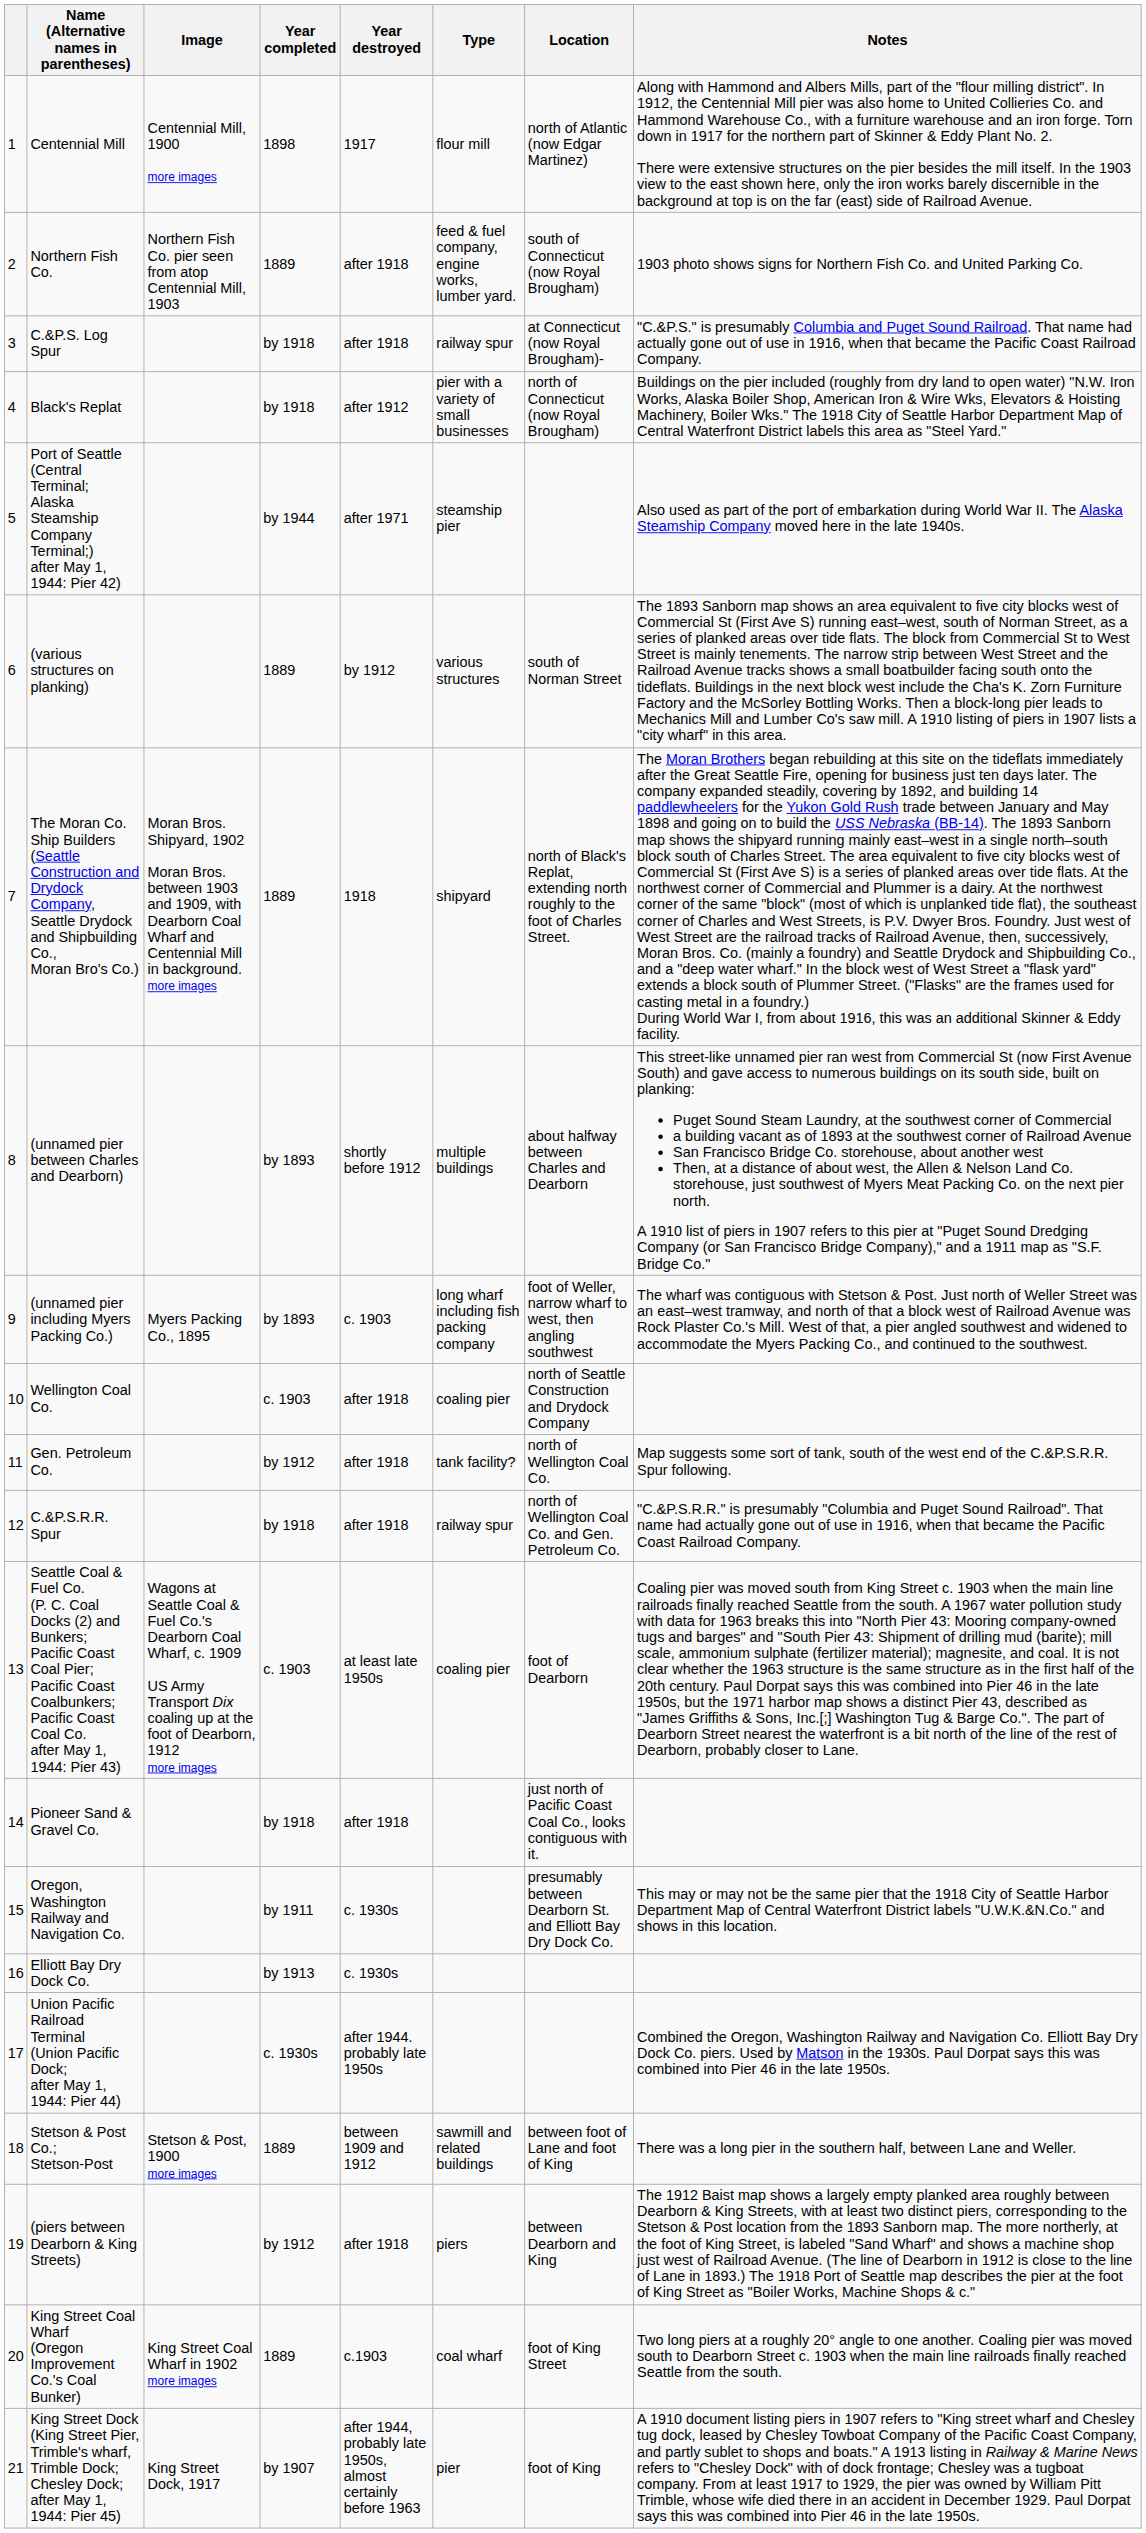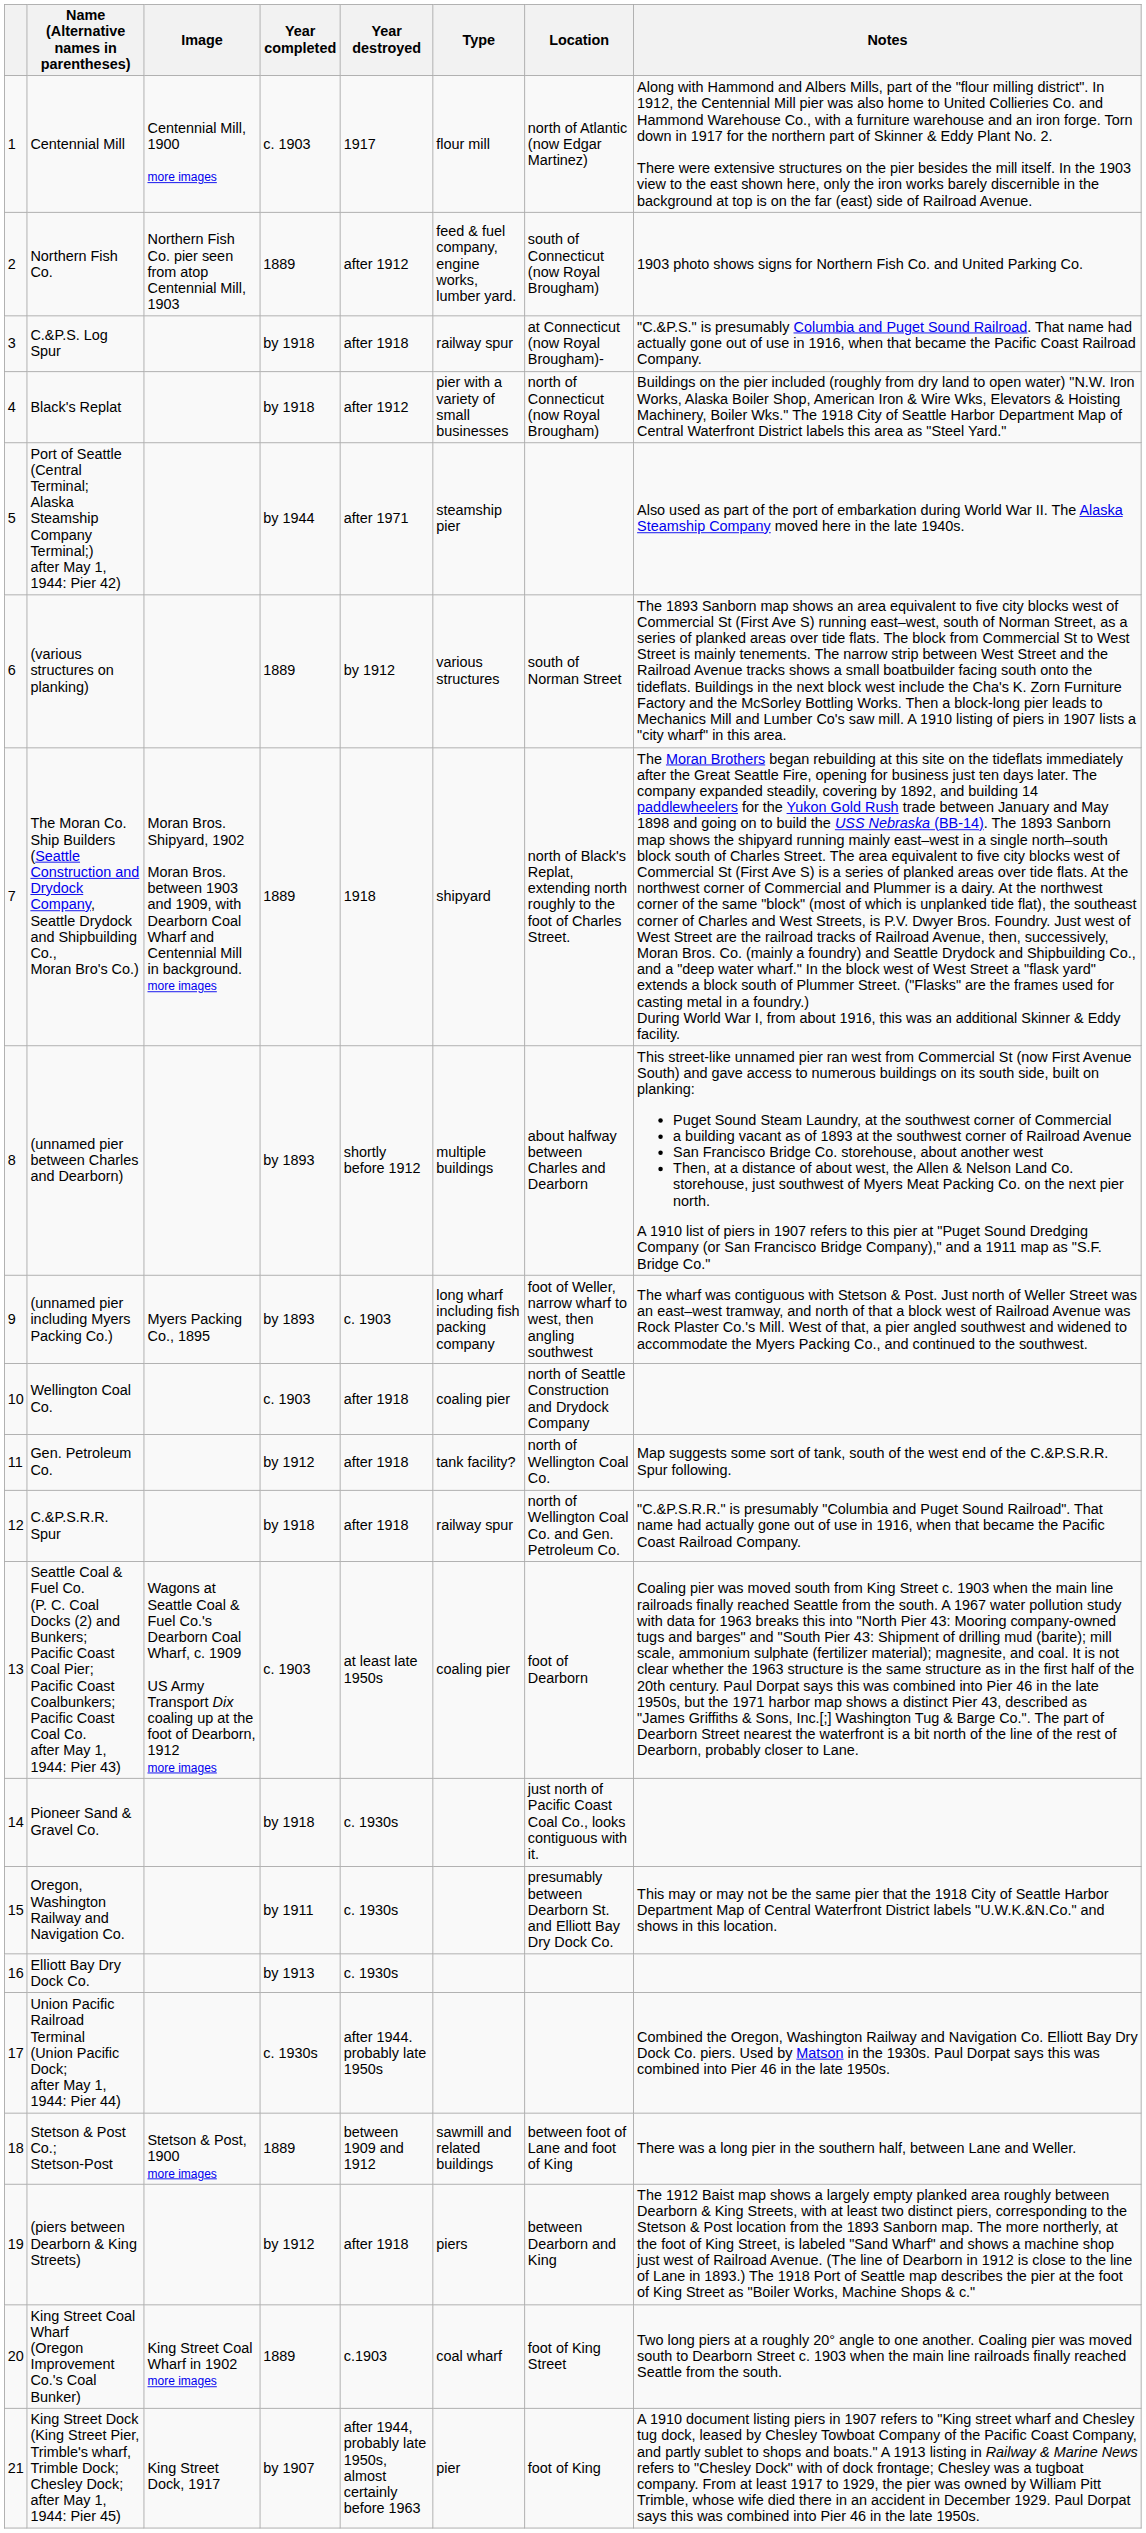(279, 144) 1898 -> (287, 144) c. 1903
(376, 264) after 1918 -> (376, 264) after 1912
(376, 1822) after 1918 -> (371, 1822) c. 1930s
